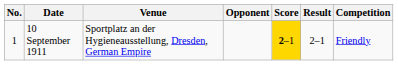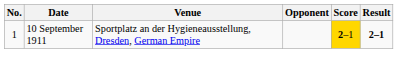- column: (363, 12)
(317, 40) normal -> (376, 34) bold
